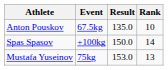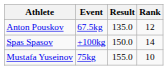(150, 27) 10 -> (150, 27) 12
(122, 58) 153.0 -> (122, 58) 155.0
(150, 58) 13 -> (150, 58) 10
